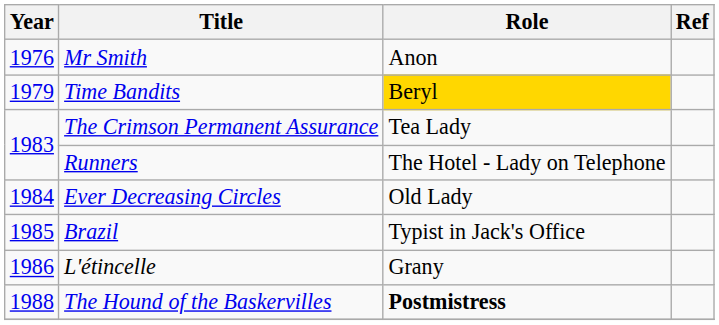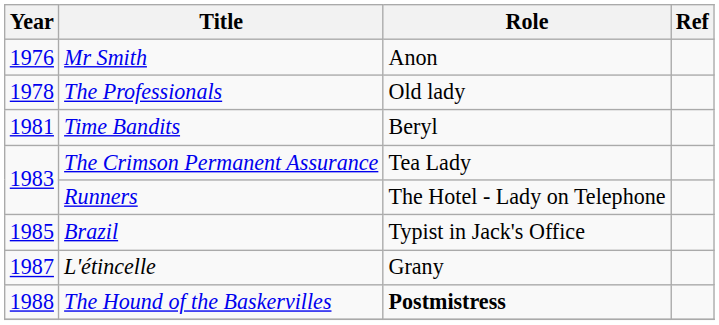+ row: (143, 92)
(32, 92) 1979 -> (32, 127) 1981
(413, 92) gold background -> (413, 127) no background
- row: (172, 197)
(32, 267) 1986 -> (32, 267) 1987
